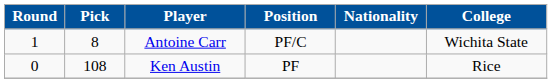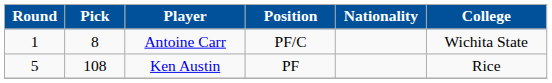(35, 66) 0 -> (35, 66) 5
